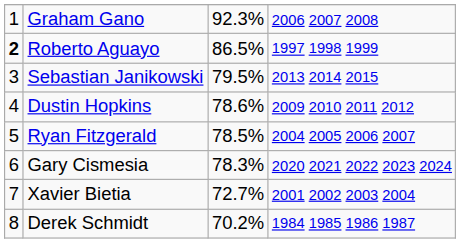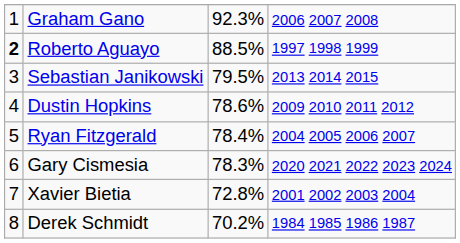(238, 48) 86.5% -> (238, 48) 88.5%
(238, 135) 78.5% -> (238, 135) 78.4%
(238, 194) 72.7% -> (238, 194) 72.8%
